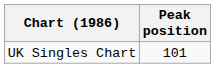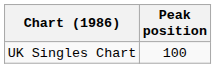(175, 53) 101 -> (175, 53) 100
